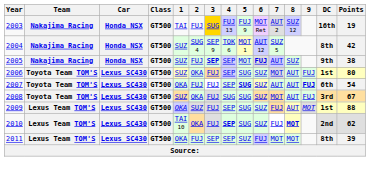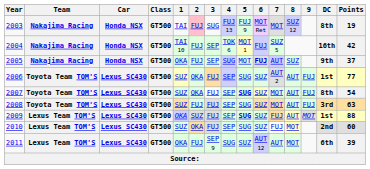(197, 26) no background -> (197, 26) pink background
(213, 26) gold background -> (213, 26) no background
(277, 26) AUT 2 -> (277, 26) MOT
(327, 26) 16th -> (327, 26) 8th
(181, 46) SUZ -> (181, 45) TAI 10
(197, 45) SUG 4 -> (197, 46) FUJ
(213, 45) SEP 9 -> (213, 46) SEP
(261, 45) AUT 12 -> (261, 46) FUJ
(327, 46) 8th -> (327, 46) 16th
(181, 61) SUZ -> (181, 61) OKA
(213, 61) bold -> (213, 61) normal
(229, 61) SEP -> (229, 61) SUG
(351, 61) 38 -> (351, 61) 37
(277, 73) MOT -> (277, 77) AUT 2
(351, 73) 80 -> (351, 77) 77
(181, 85) OKA -> (181, 93) SUZ
(197, 85) FUJ -> (197, 93) OKA
(277, 85) AUT -> (277, 93) MOT
(309, 85) bold -> (309, 93) normal
(327, 85) 6th -> (327, 93) 8th
(197, 96) OKA -> (197, 104) FUJ
(229, 96) SUG -> (229, 104) SEP
(351, 96) 67 -> (351, 104) 63
(245, 108) normal -> (245, 116) bold
(181, 123) TAI 10 -> (181, 127) SUZ
(229, 123) bold -> (229, 127) normal
(293, 123) bold -> (293, 127) normal
(351, 123) 62 -> (351, 127) 60
(213, 139) SEP -> (213, 143) SEP 9
(229, 139) SEP -> (229, 143) SUG
(261, 139) FUJ -> (261, 143) AUT 12
(277, 139) MOT -> (277, 143) AUT
(327, 139) 8th -> (327, 143) 6th
